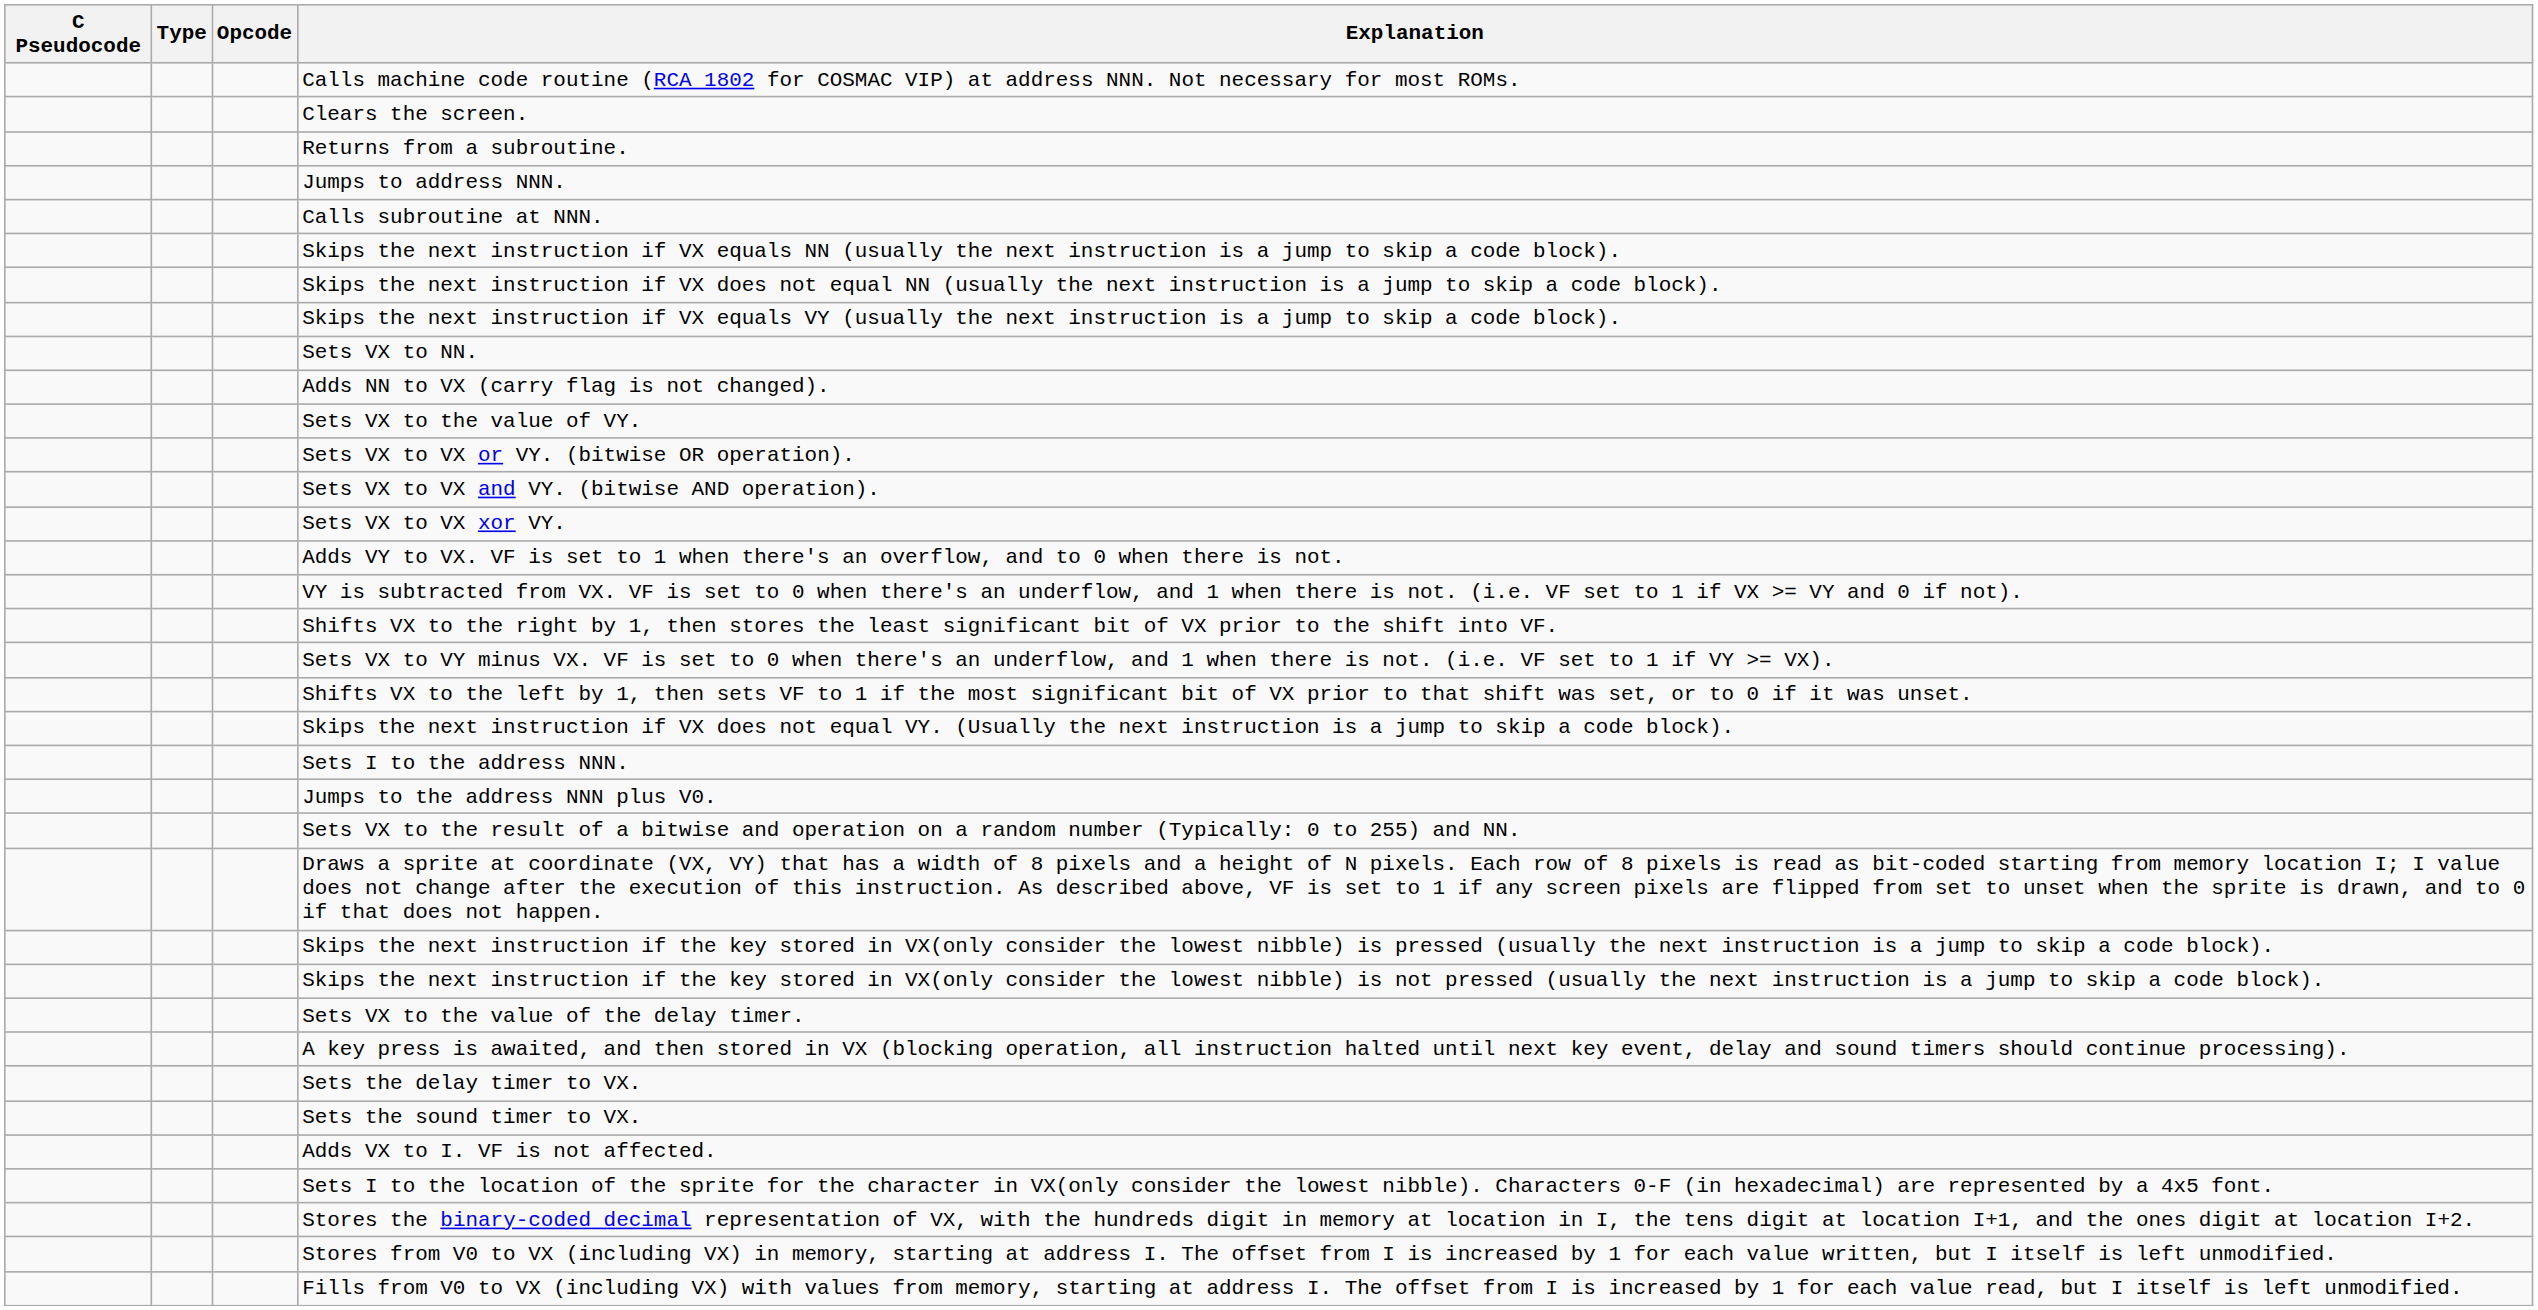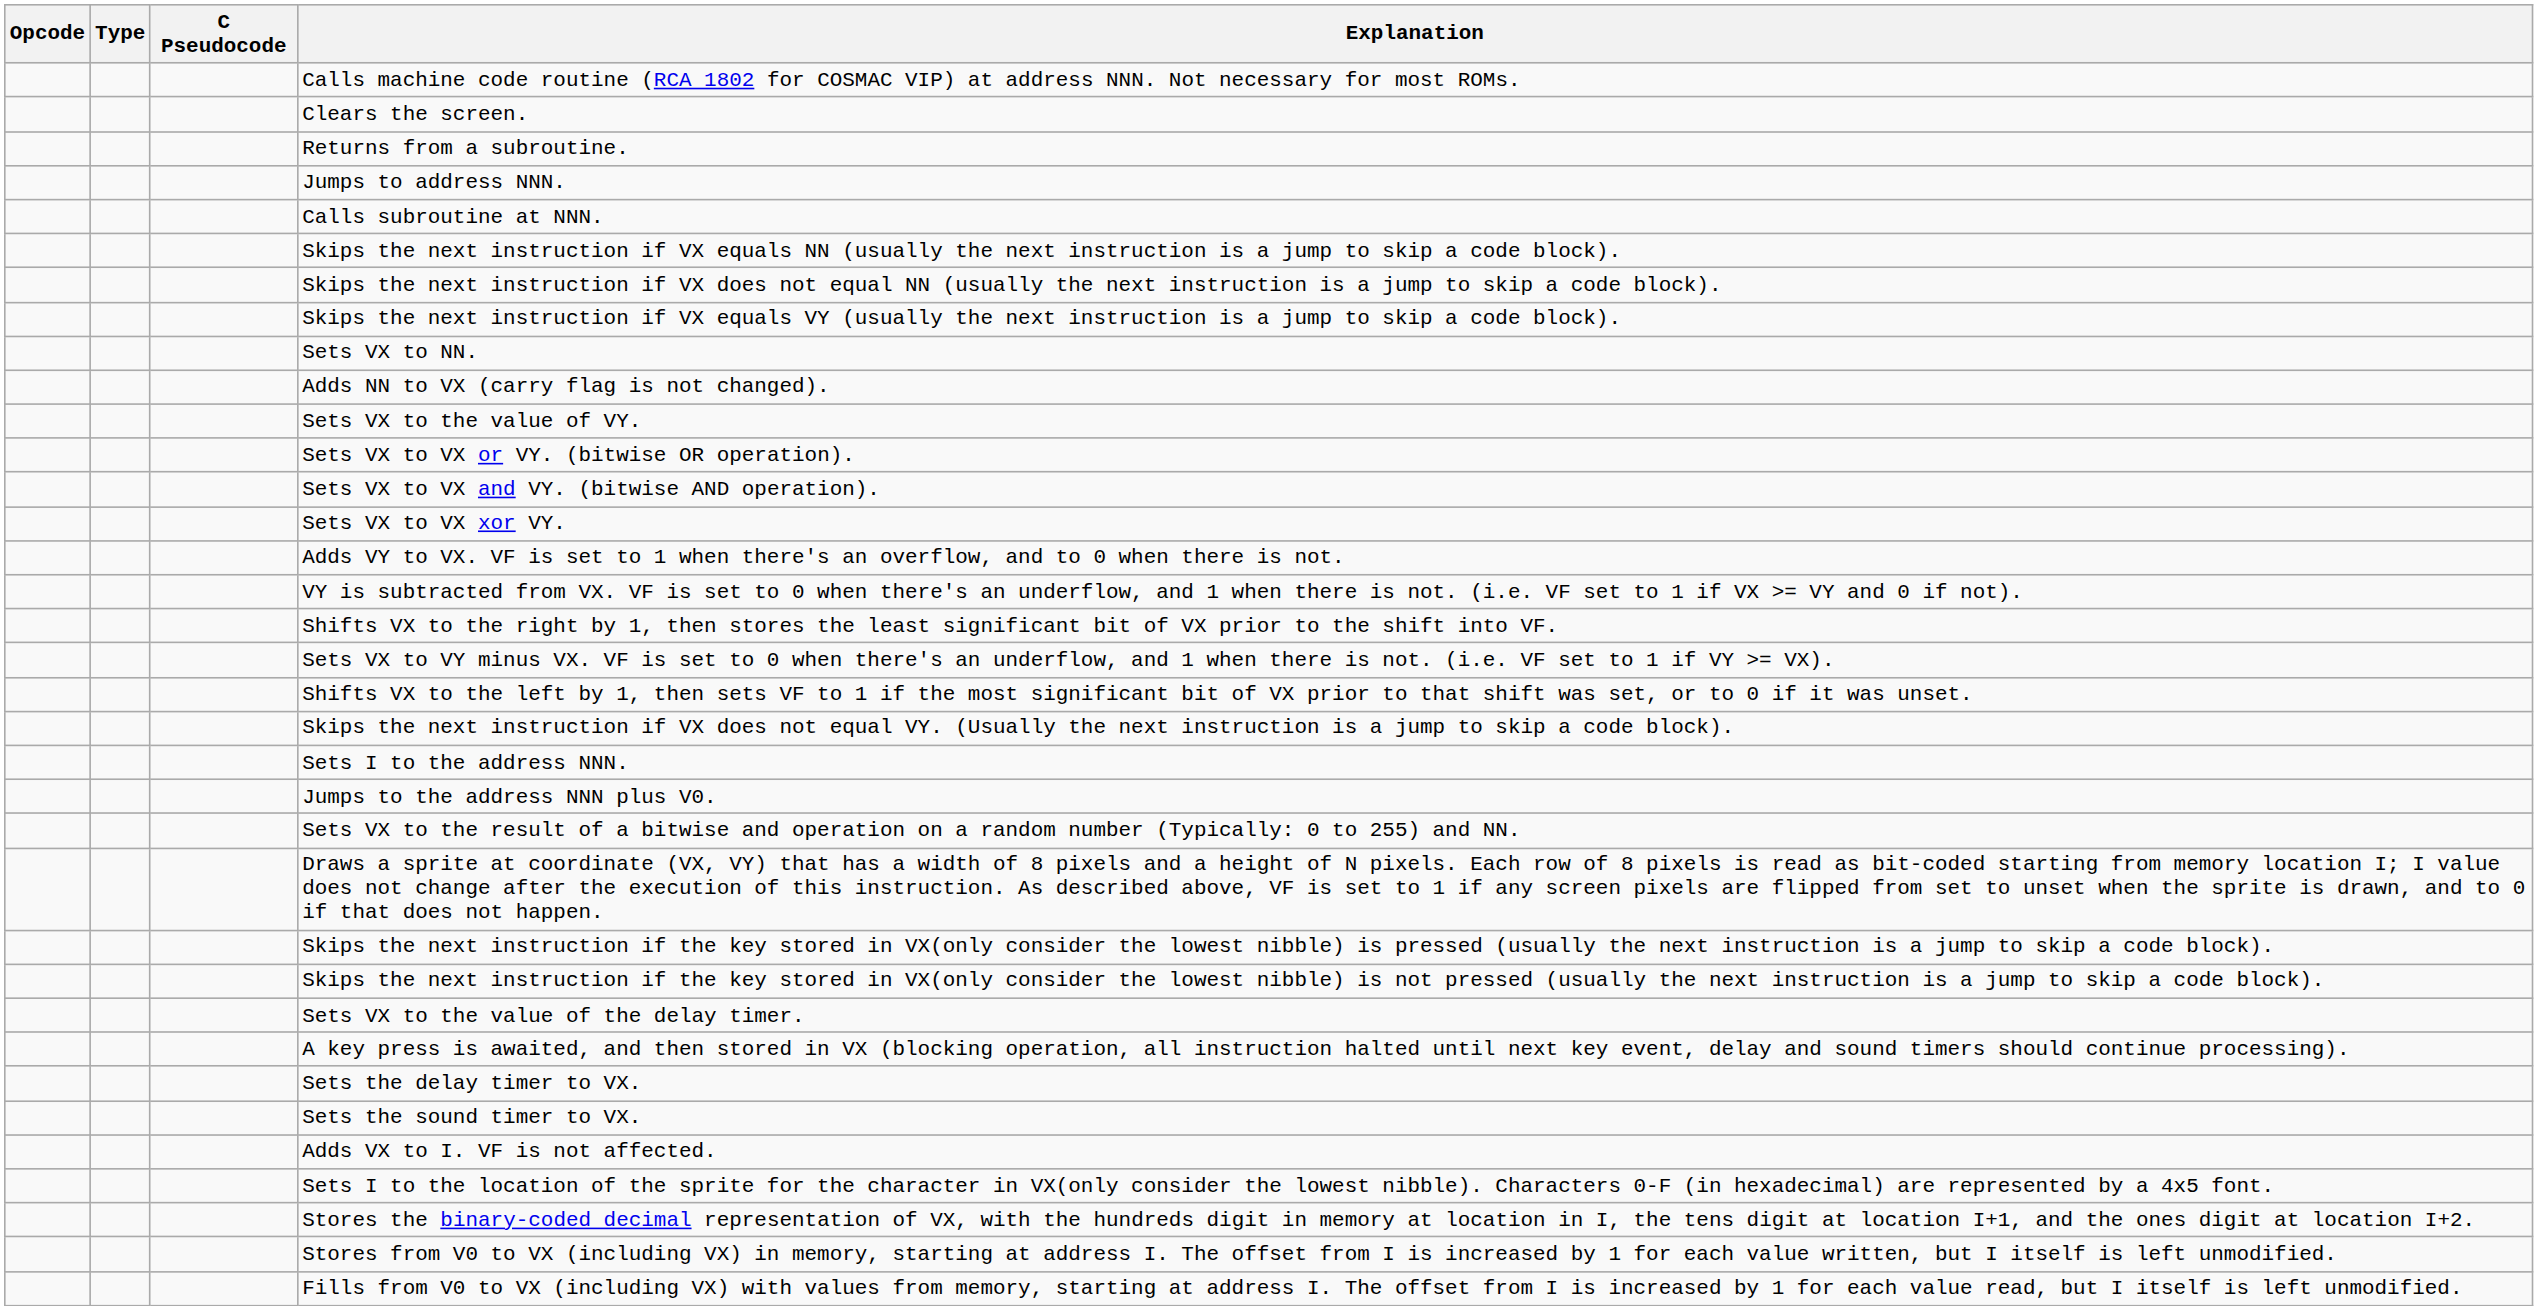columns swapped: (255, 34) <-> (78, 34)
